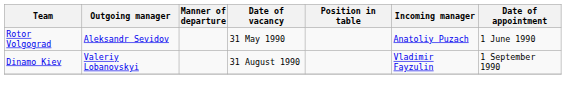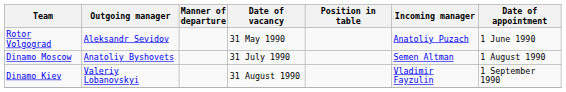+ row: (39, 57)
